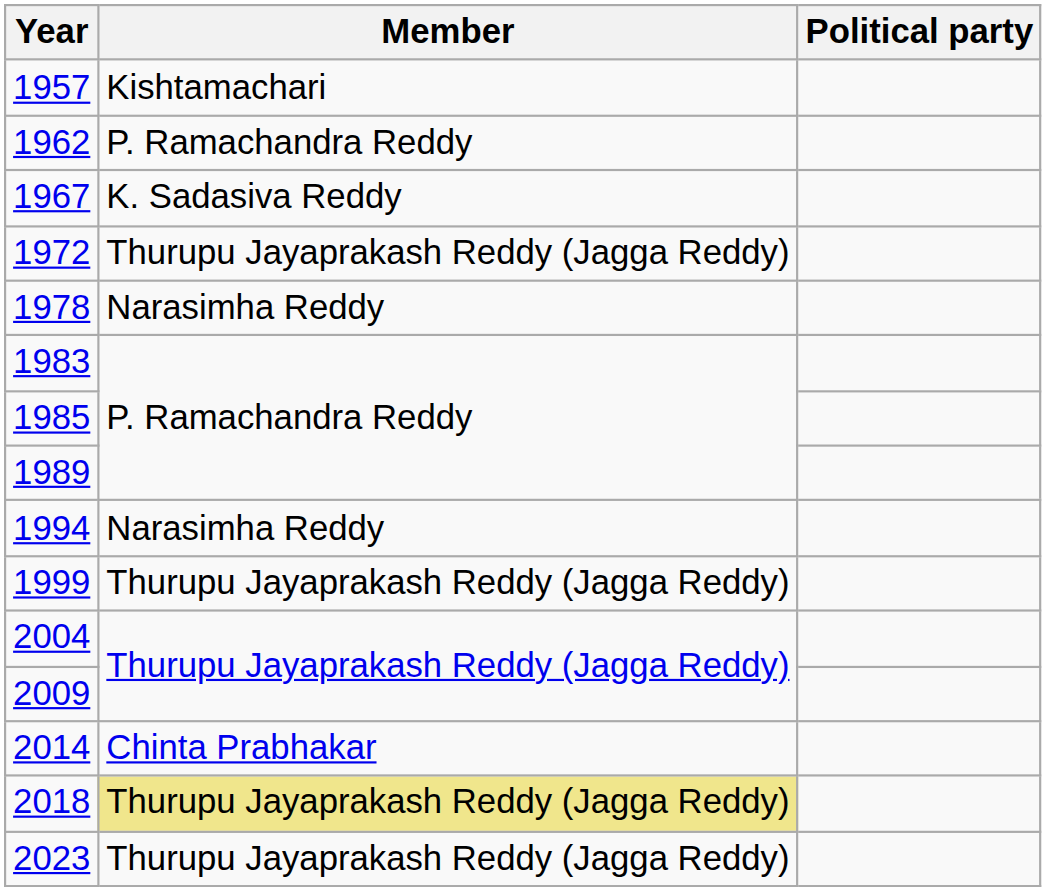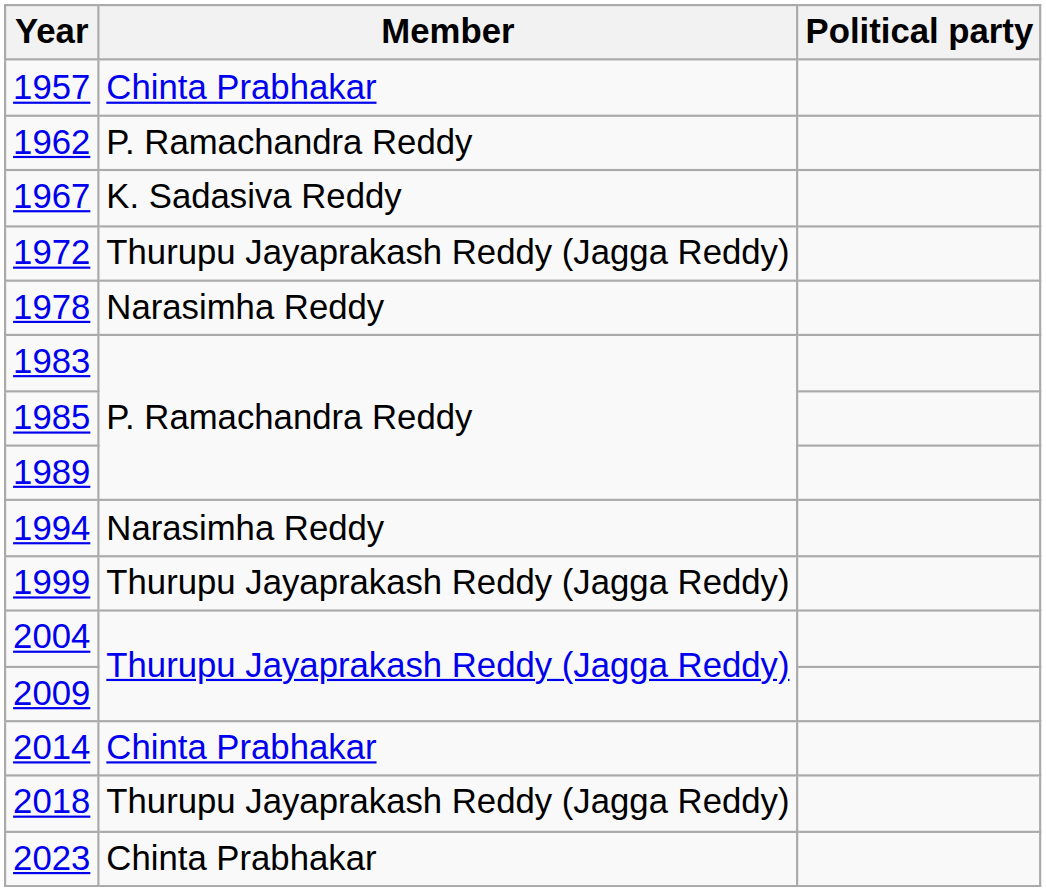(216, 87) Kishtamachari -> (241, 87) Chinta Prabhakar
(448, 802) khaki background -> (448, 802) no background
(448, 857) Thurupu Jayaprakash Reddy (Jagga Reddy) -> (241, 857) Chinta Prabhakar
